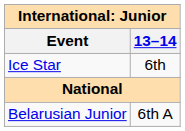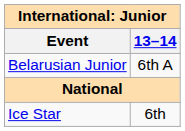rows swapped: (34, 65) <-> (67, 114)
